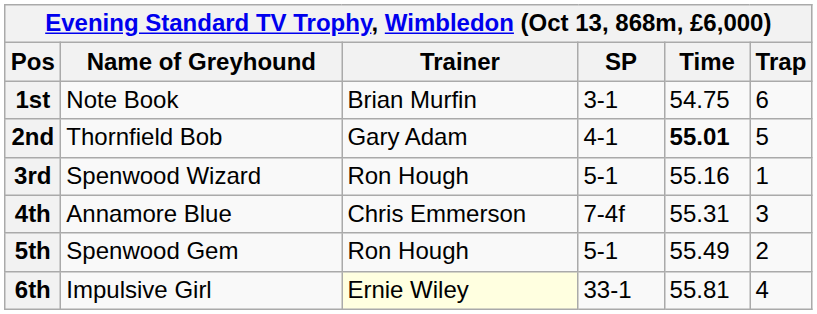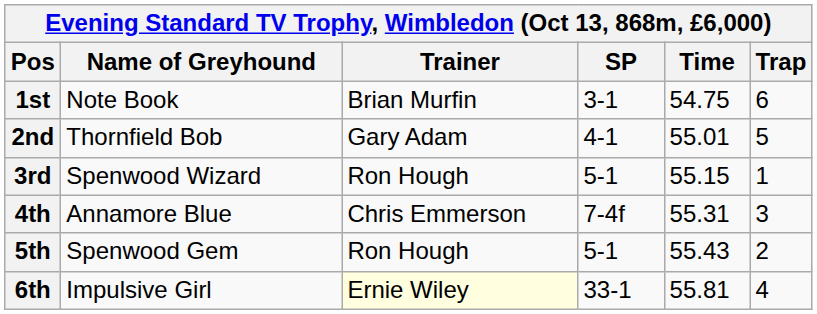(700, 137) bold -> (700, 137) normal
(700, 175) 55.16 -> (700, 175) 55.15
(700, 251) 55.49 -> (700, 251) 55.43
